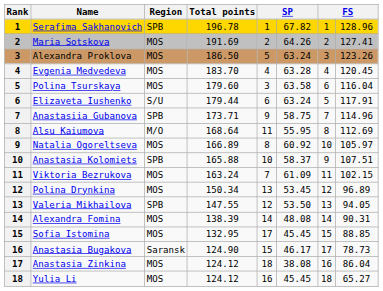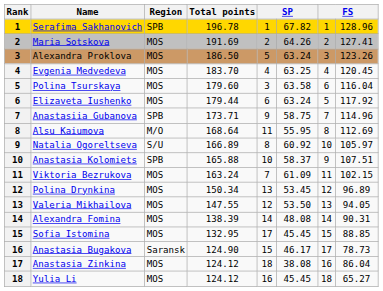(297, 71) 63.28 -> (297, 71) 63.25
(155, 101) S/U -> (155, 101) MOS
(357, 101) 117.91 -> (357, 101) 117.92
(155, 145) MOS -> (155, 145) S/U
(155, 205) SPB -> (155, 205) MOS
